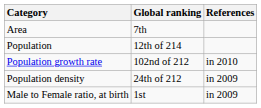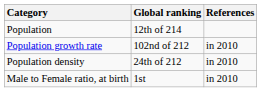- row: (17, 29)
(222, 78) in 2009 -> (222, 62) in 2010
(222, 95) in 2009 -> (222, 78) in 2010
